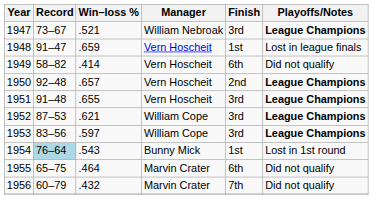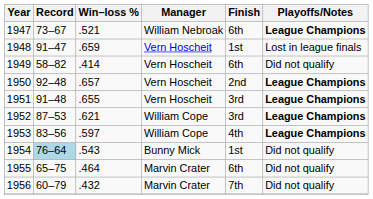(236, 30) 3rd -> (236, 30) 6th
(236, 133) 3rd -> (236, 133) 4th
(305, 151) Lost in 1st round -> (300, 151) Did not qualify
